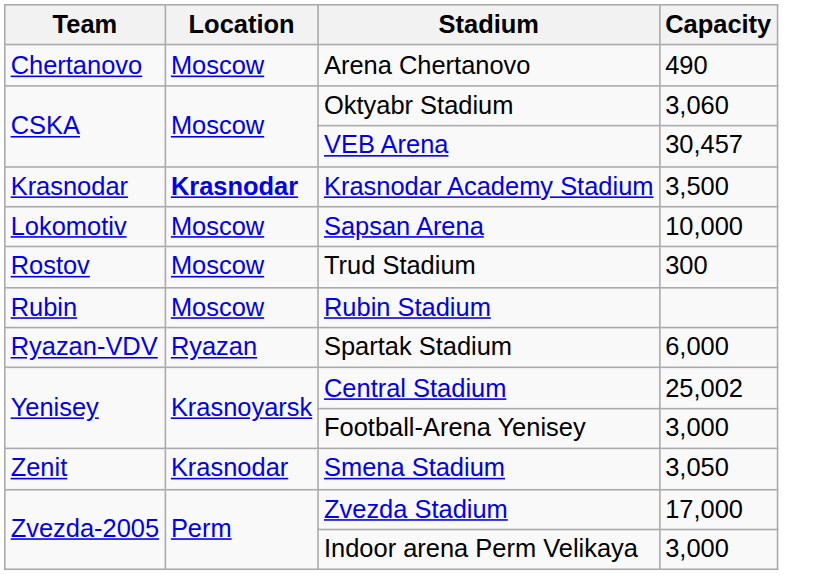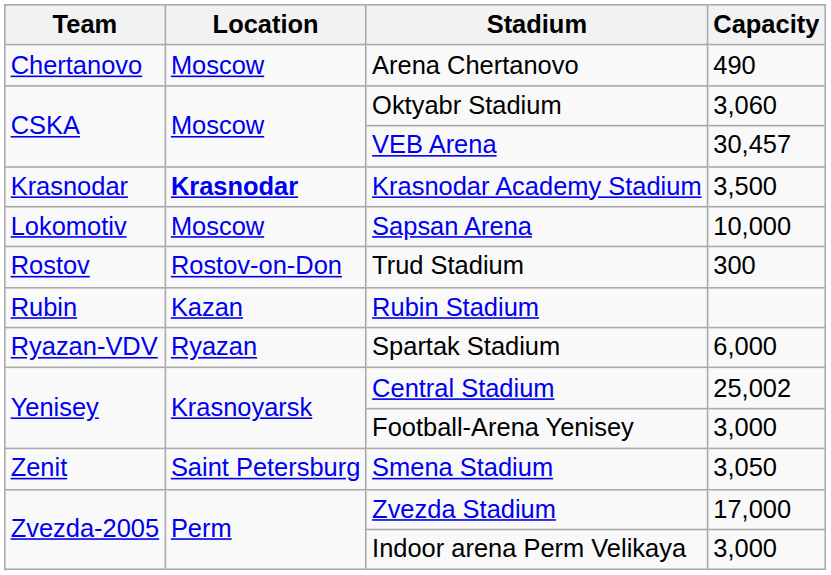(218, 266) Moscow -> (256, 266) Rostov-on-Don
(218, 307) Moscow -> (207, 307) Kazan
(230, 468) Krasnodar -> (266, 468) Saint Petersburg
